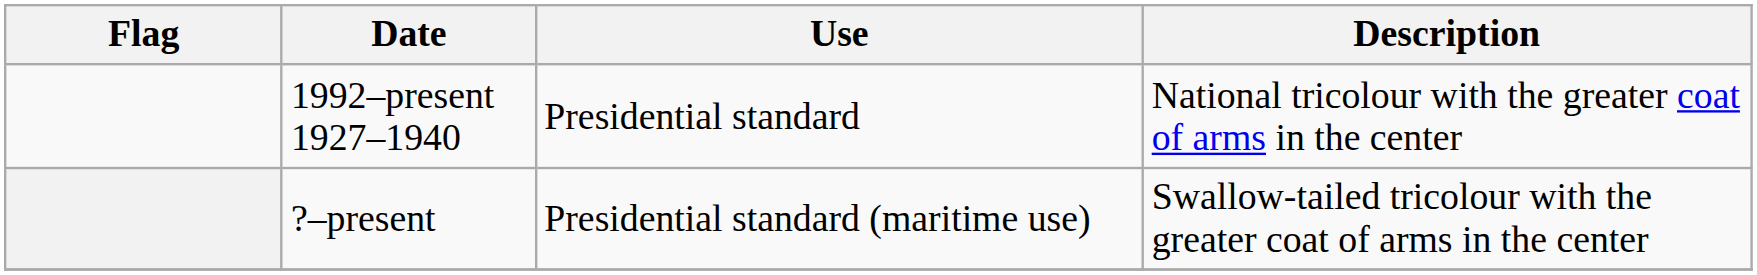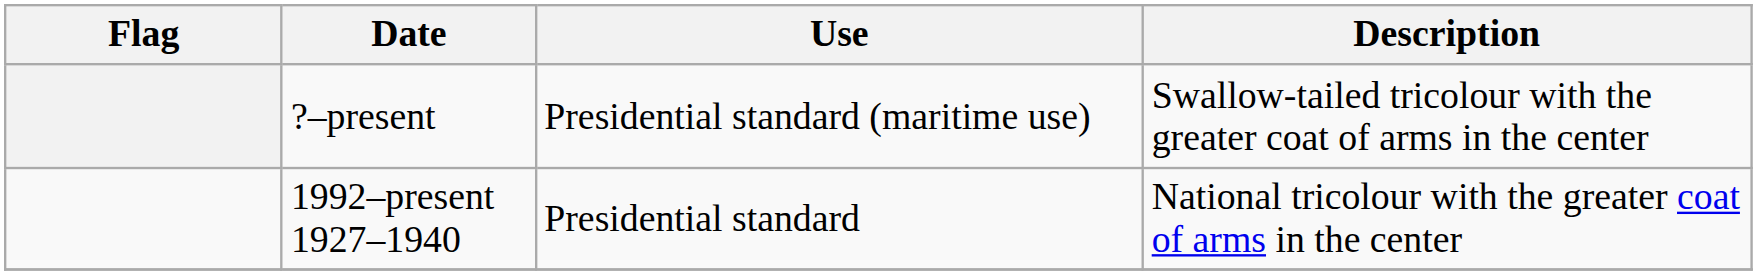rows swapped: (393, 115) <-> (363, 217)
